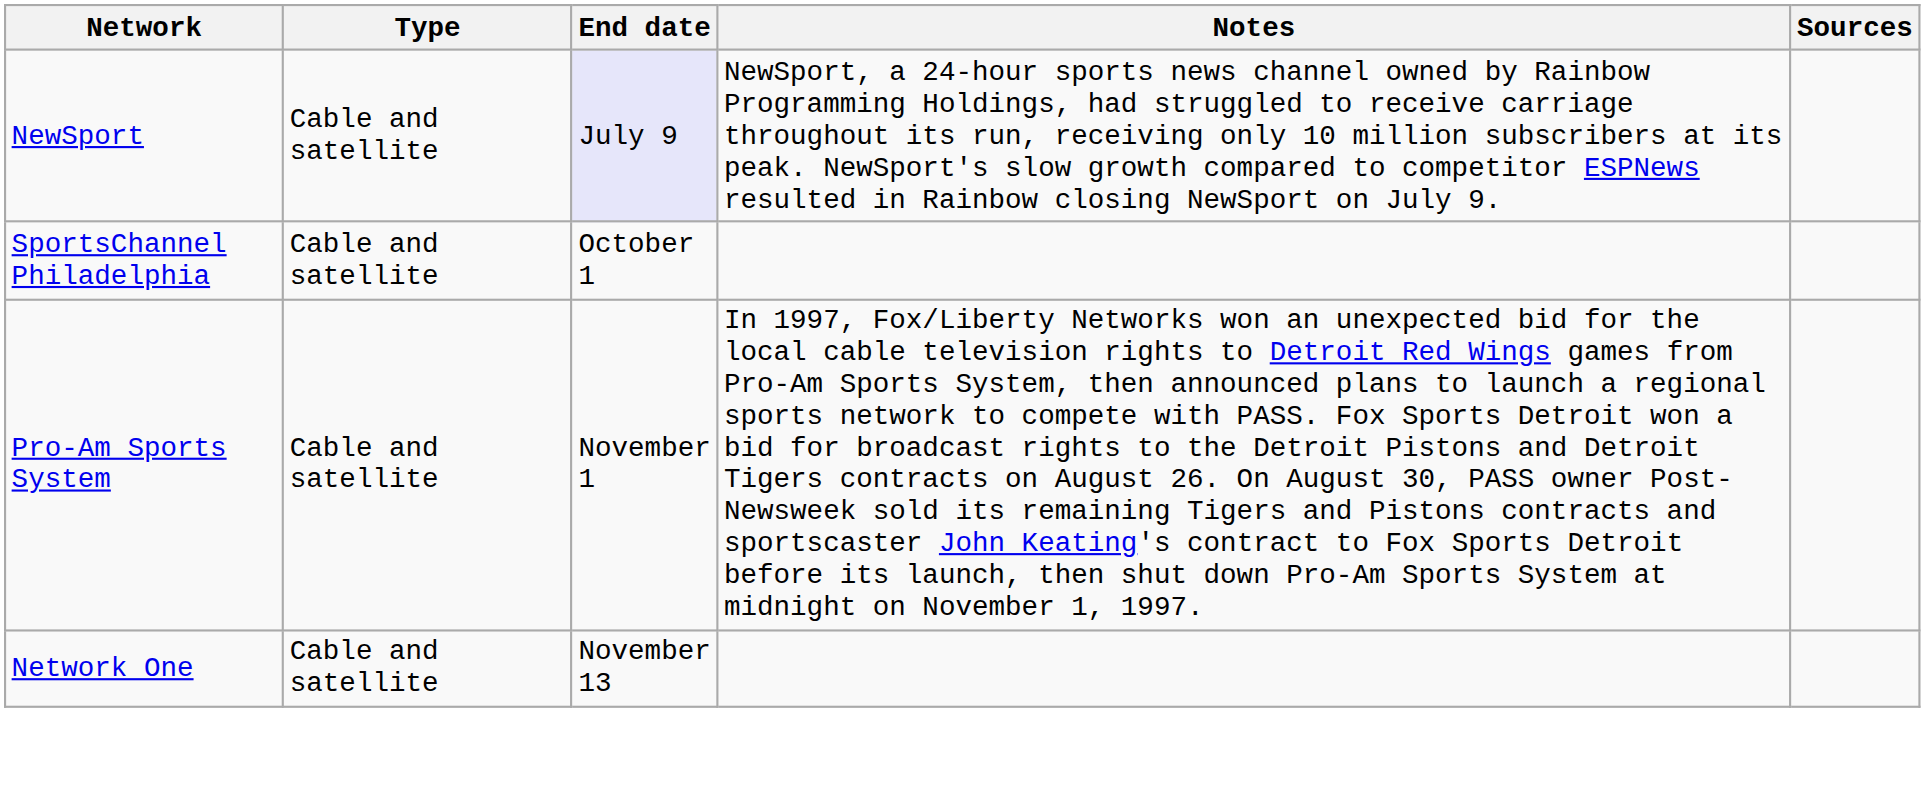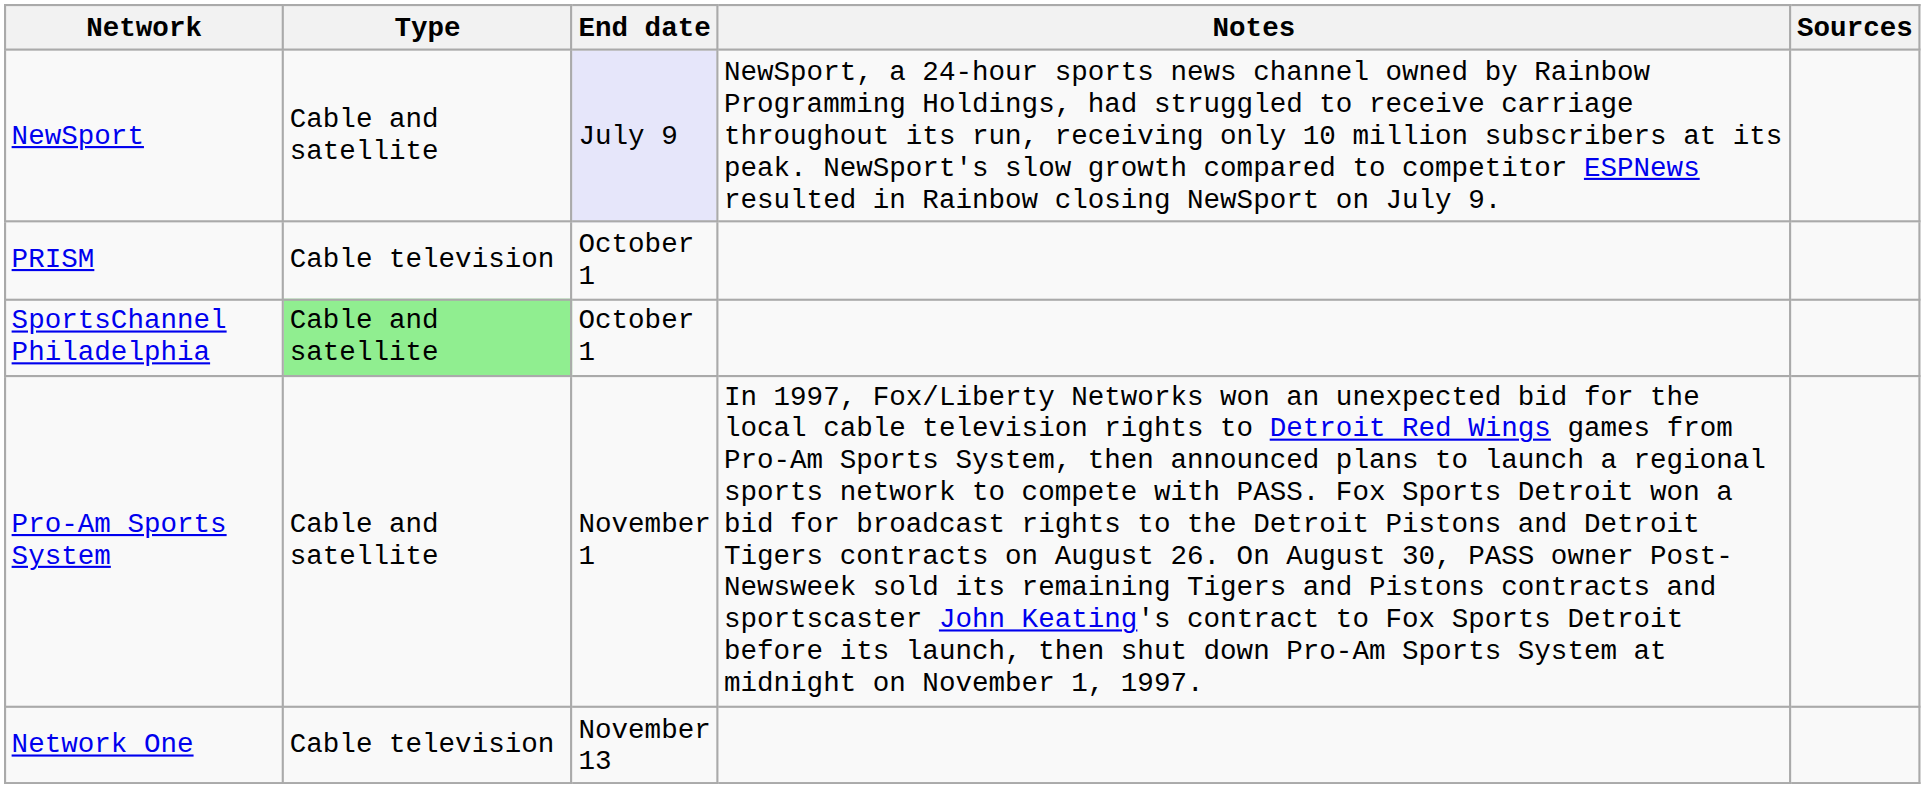+ row: (53, 260)
(364, 260) no background -> (364, 337) lightgreen background
(364, 668) Cable and satellite -> (422, 745) Cable television
